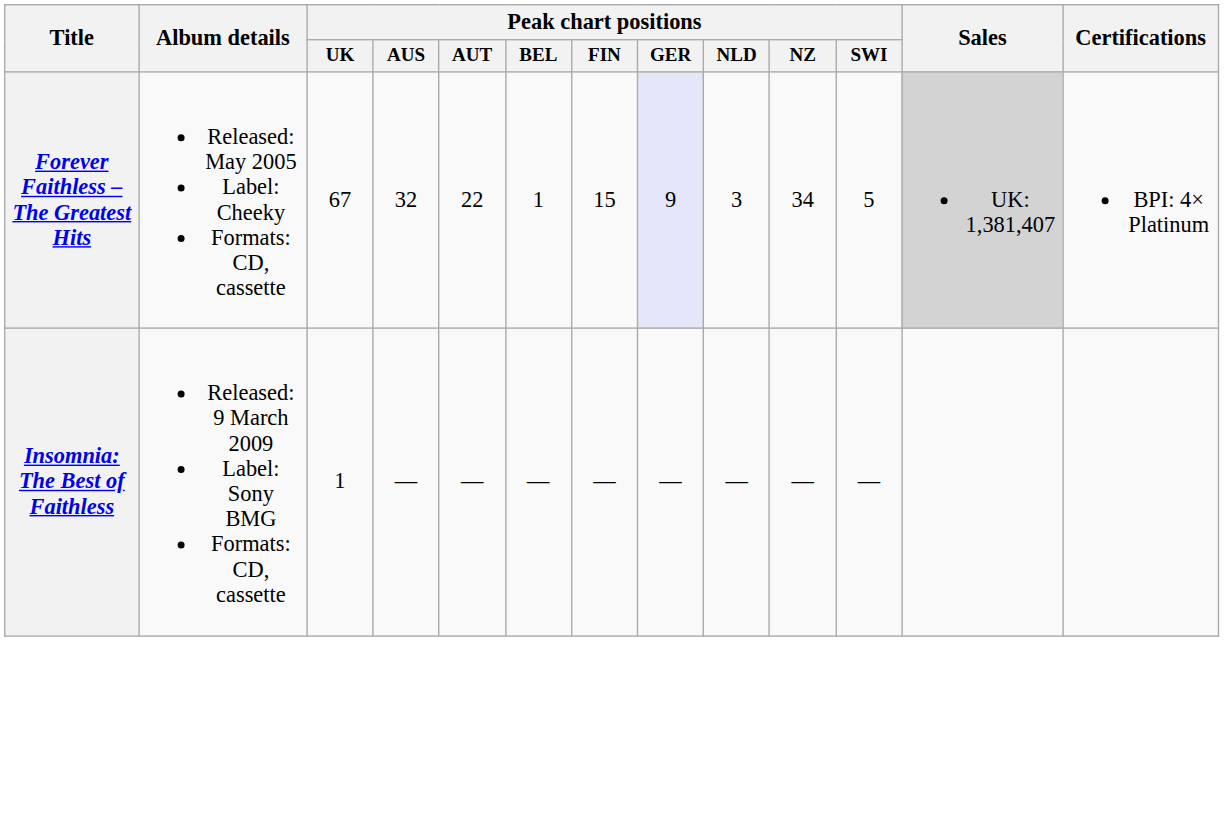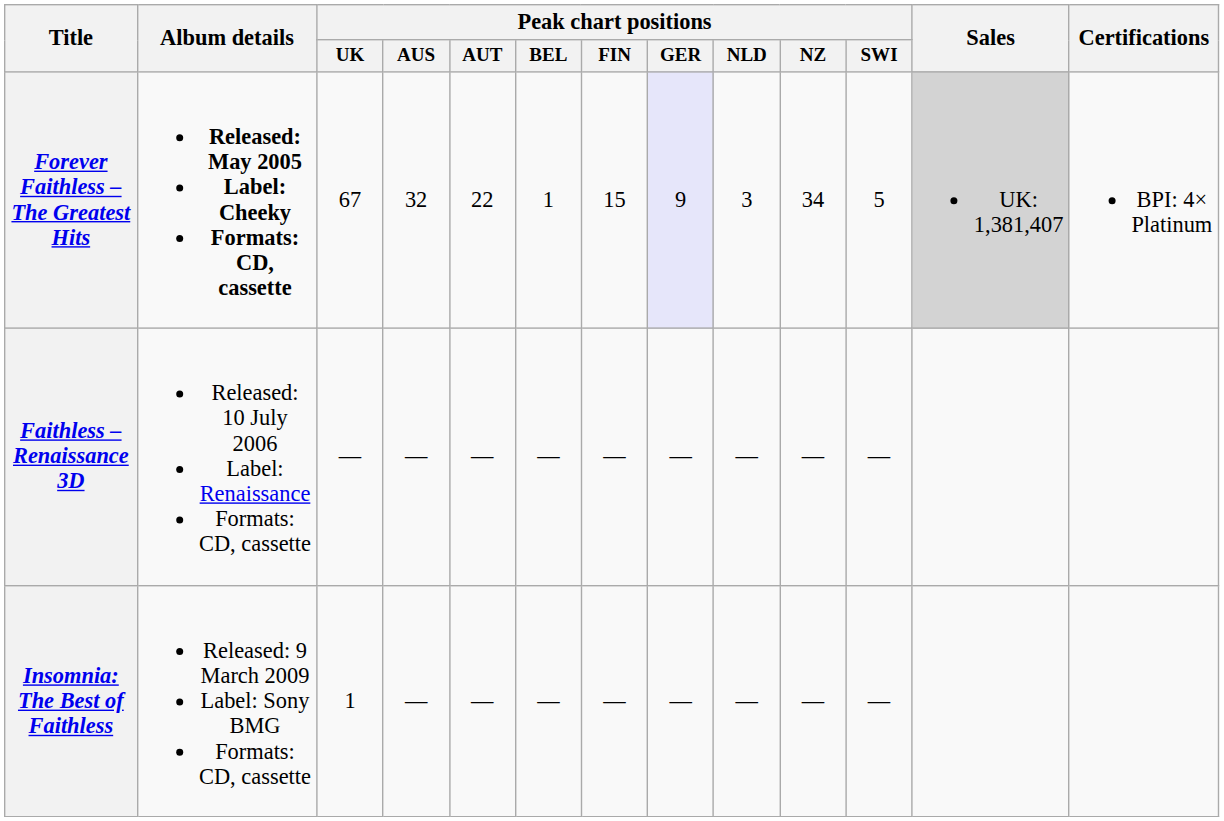(223, 213) normal -> (227, 213) bold
+ row: (71, 456)
